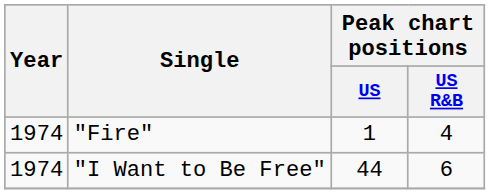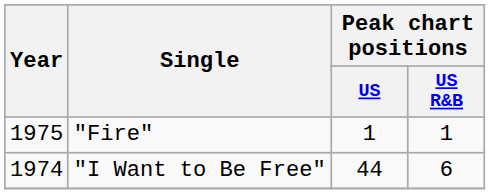(37, 134) 1974 -> (37, 134) 1975
(447, 134) 4 -> (447, 134) 1
